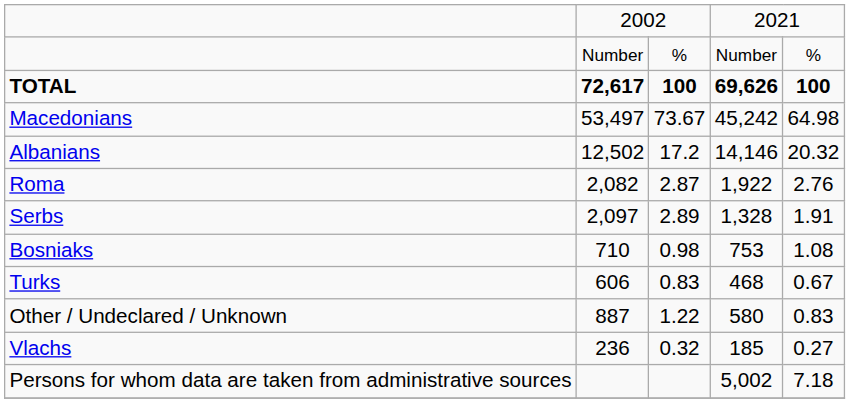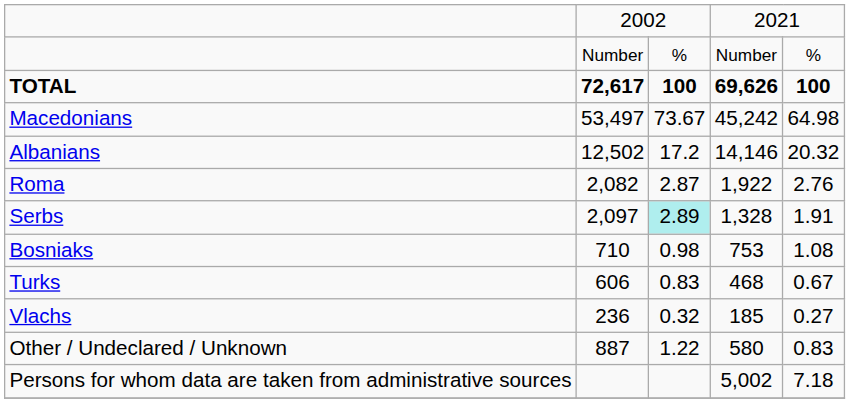(680, 217) no background -> (680, 217) paleturquoise background
rows swapped: (40, 348) <-> (148, 315)
